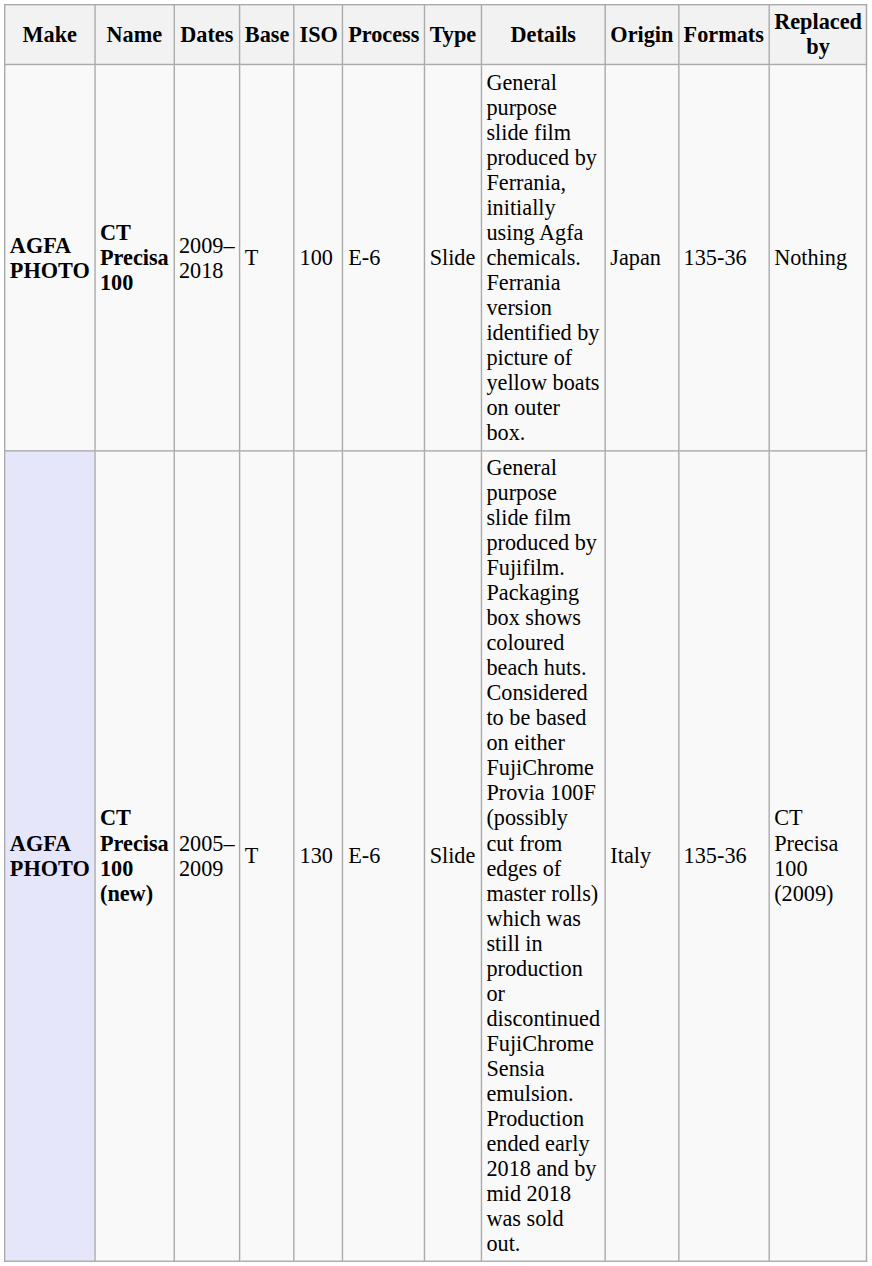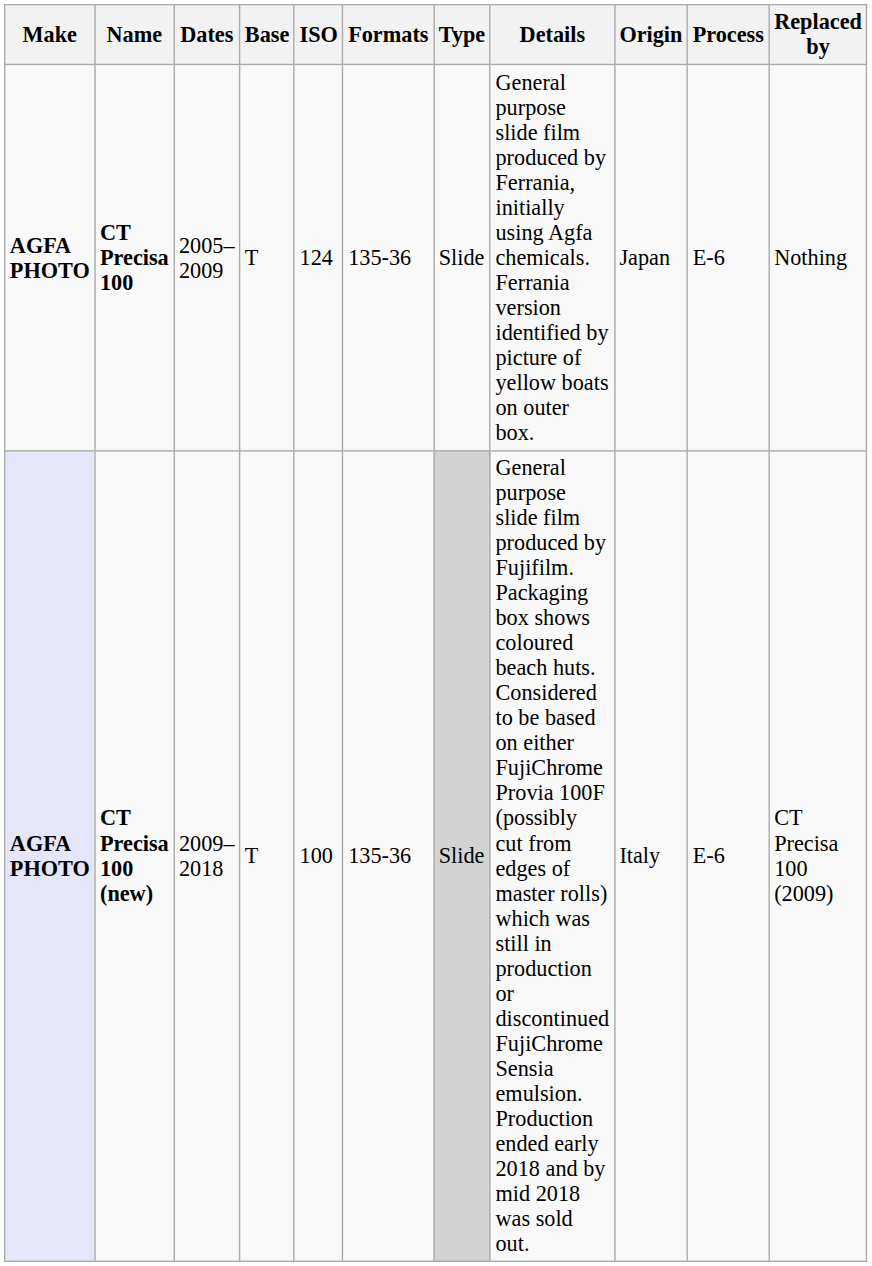columns swapped: (384, 34) <-> (724, 34)
(207, 257) 2009–2018 -> (207, 257) 2005–2009
(316, 257) 100 -> (316, 257) 124
(207, 855) 2005–2009 -> (207, 855) 2009–2018
(316, 855) 130 -> (316, 855) 100
(453, 855) no background -> (462, 855) lightgrey background
